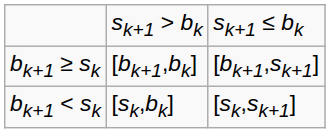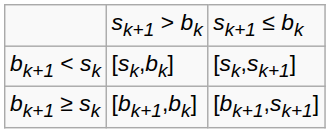rows swapped: (56, 107) <-> (55, 66)
